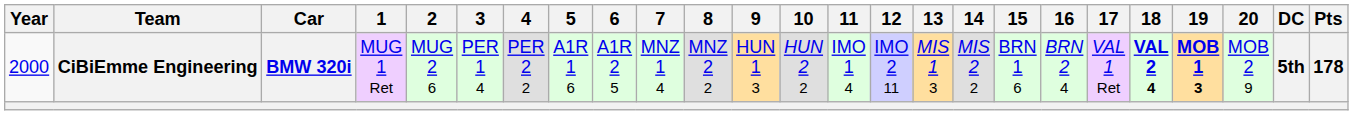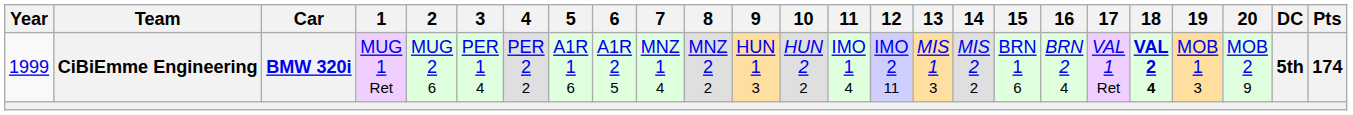(29, 67) 2000 -> (29, 67) 1999
(1198, 67) bold -> (1198, 66) normal
(1328, 67) 178 -> (1327, 67) 174
